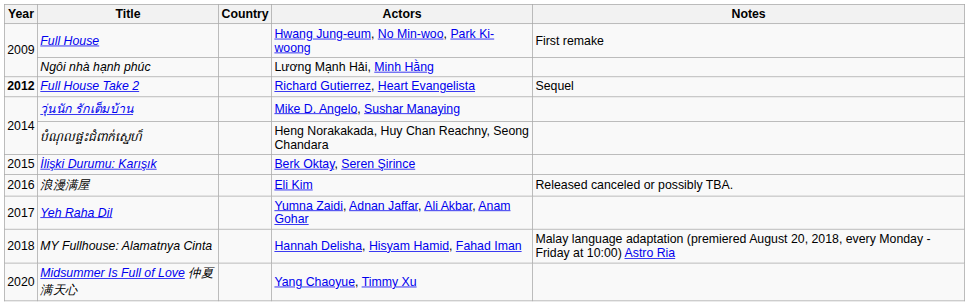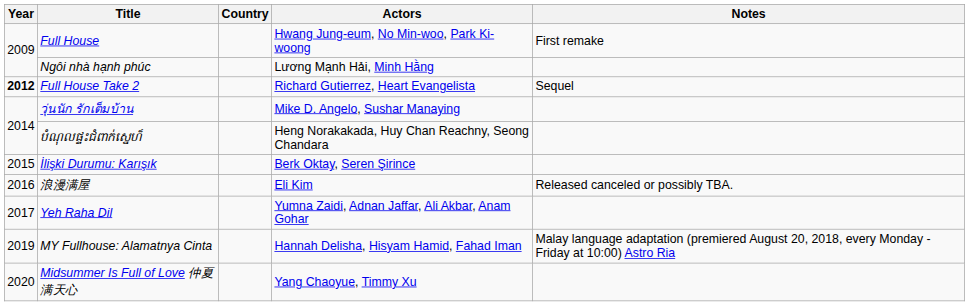(21, 246) 2018 -> (21, 246) 2019
